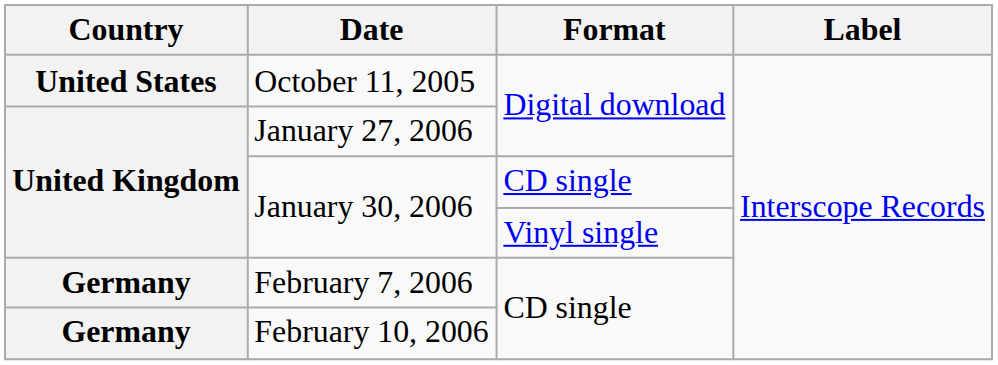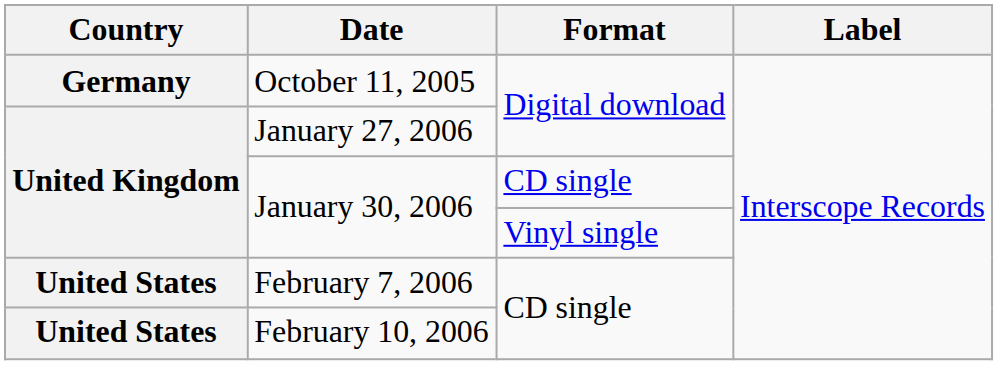(126, 80) United States -> (126, 80) Germany
(126, 282) Germany -> (126, 282) United States
(126, 332) Germany -> (126, 332) United States
